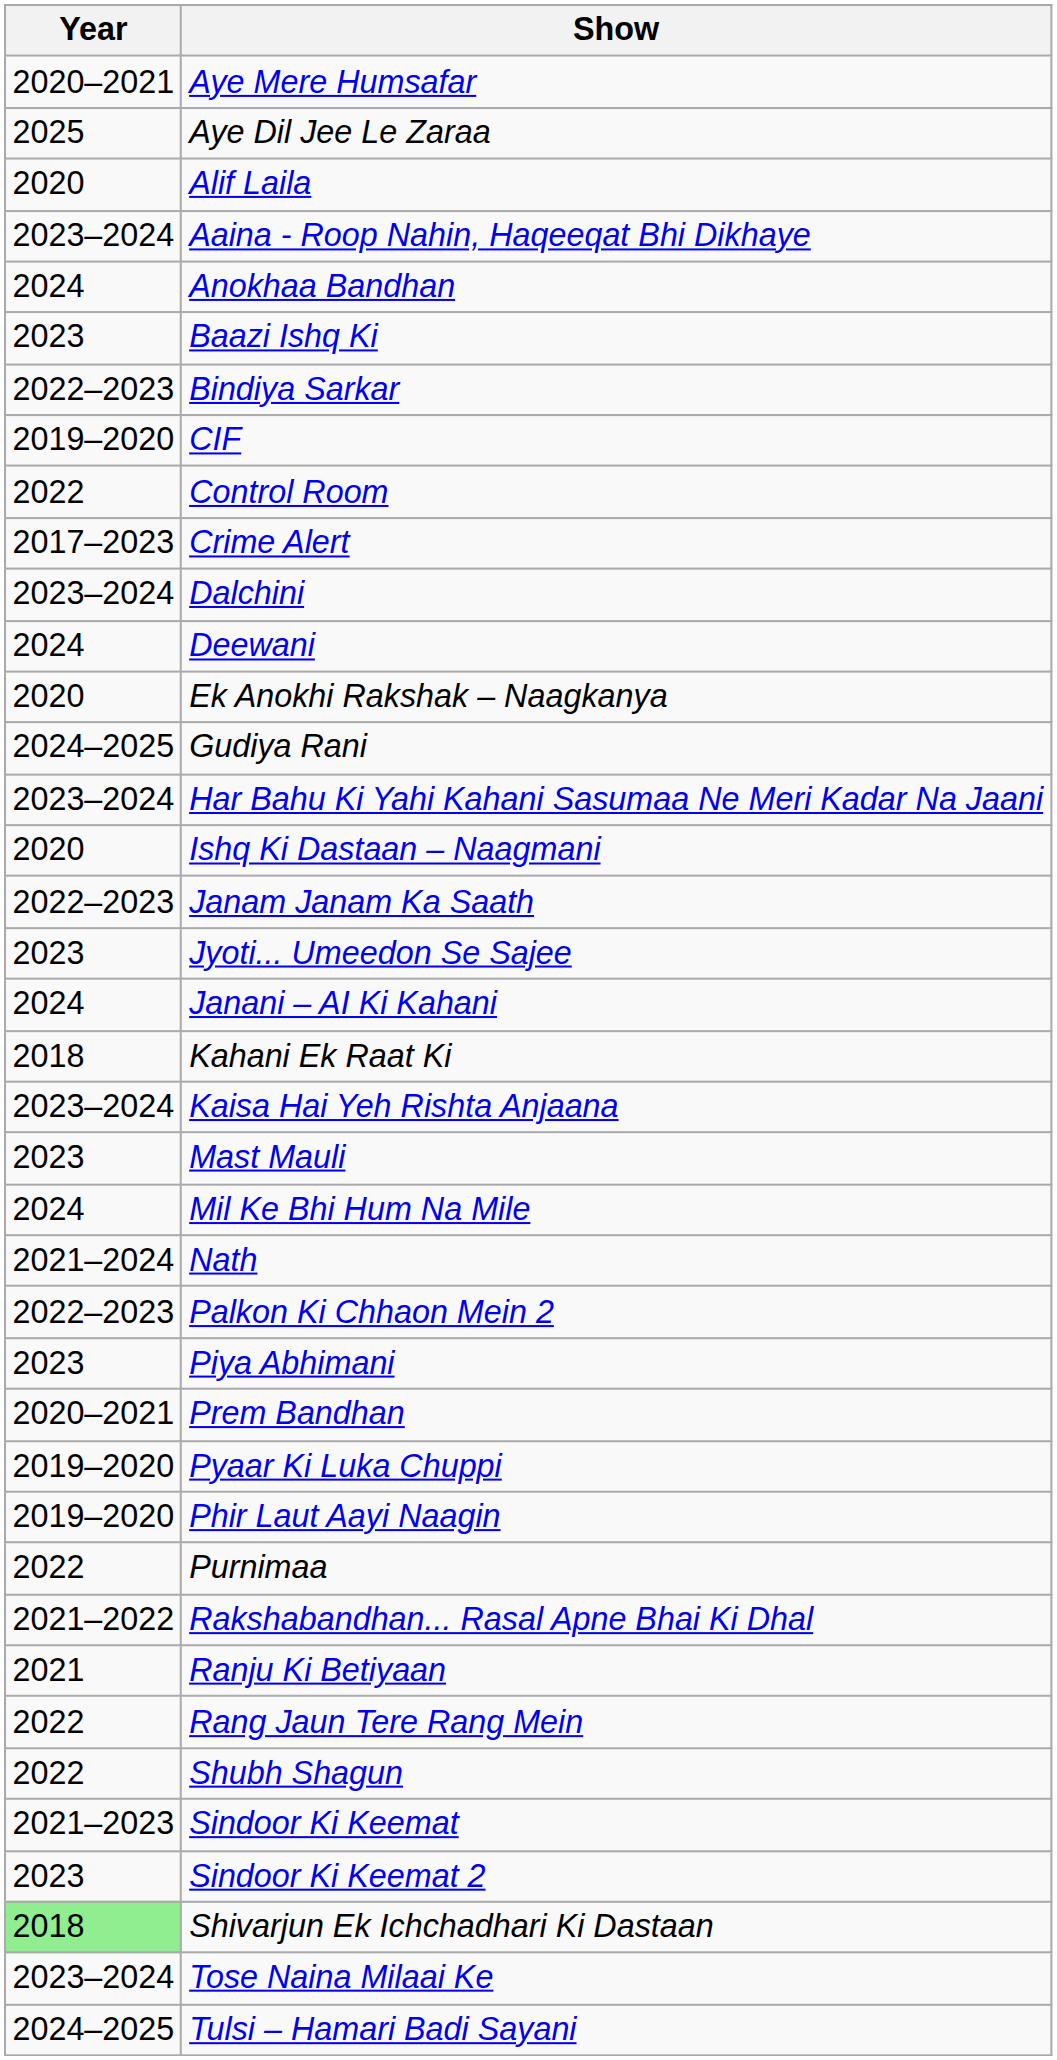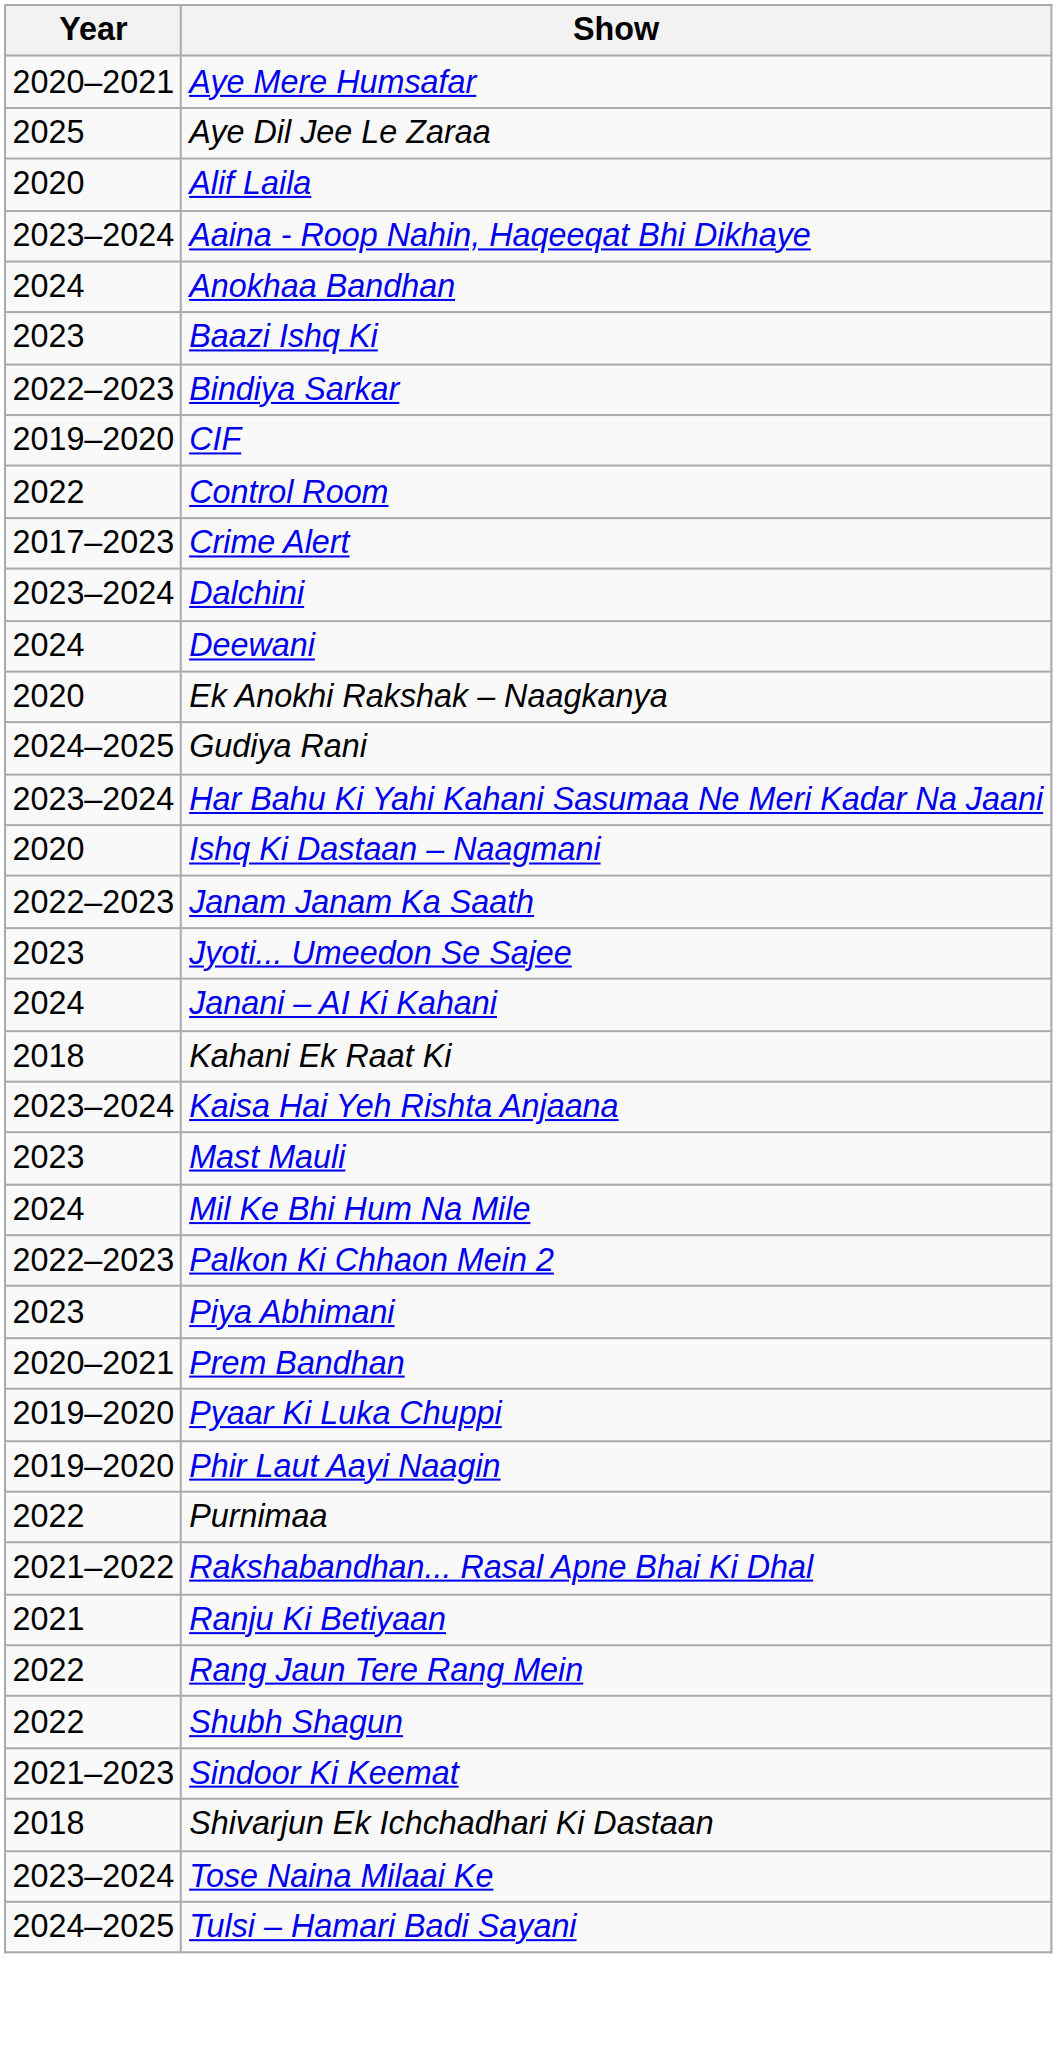- row: (223, 1260)
- row: (337, 1875)
(48, 1926) lightgreen background -> (48, 1824) no background
